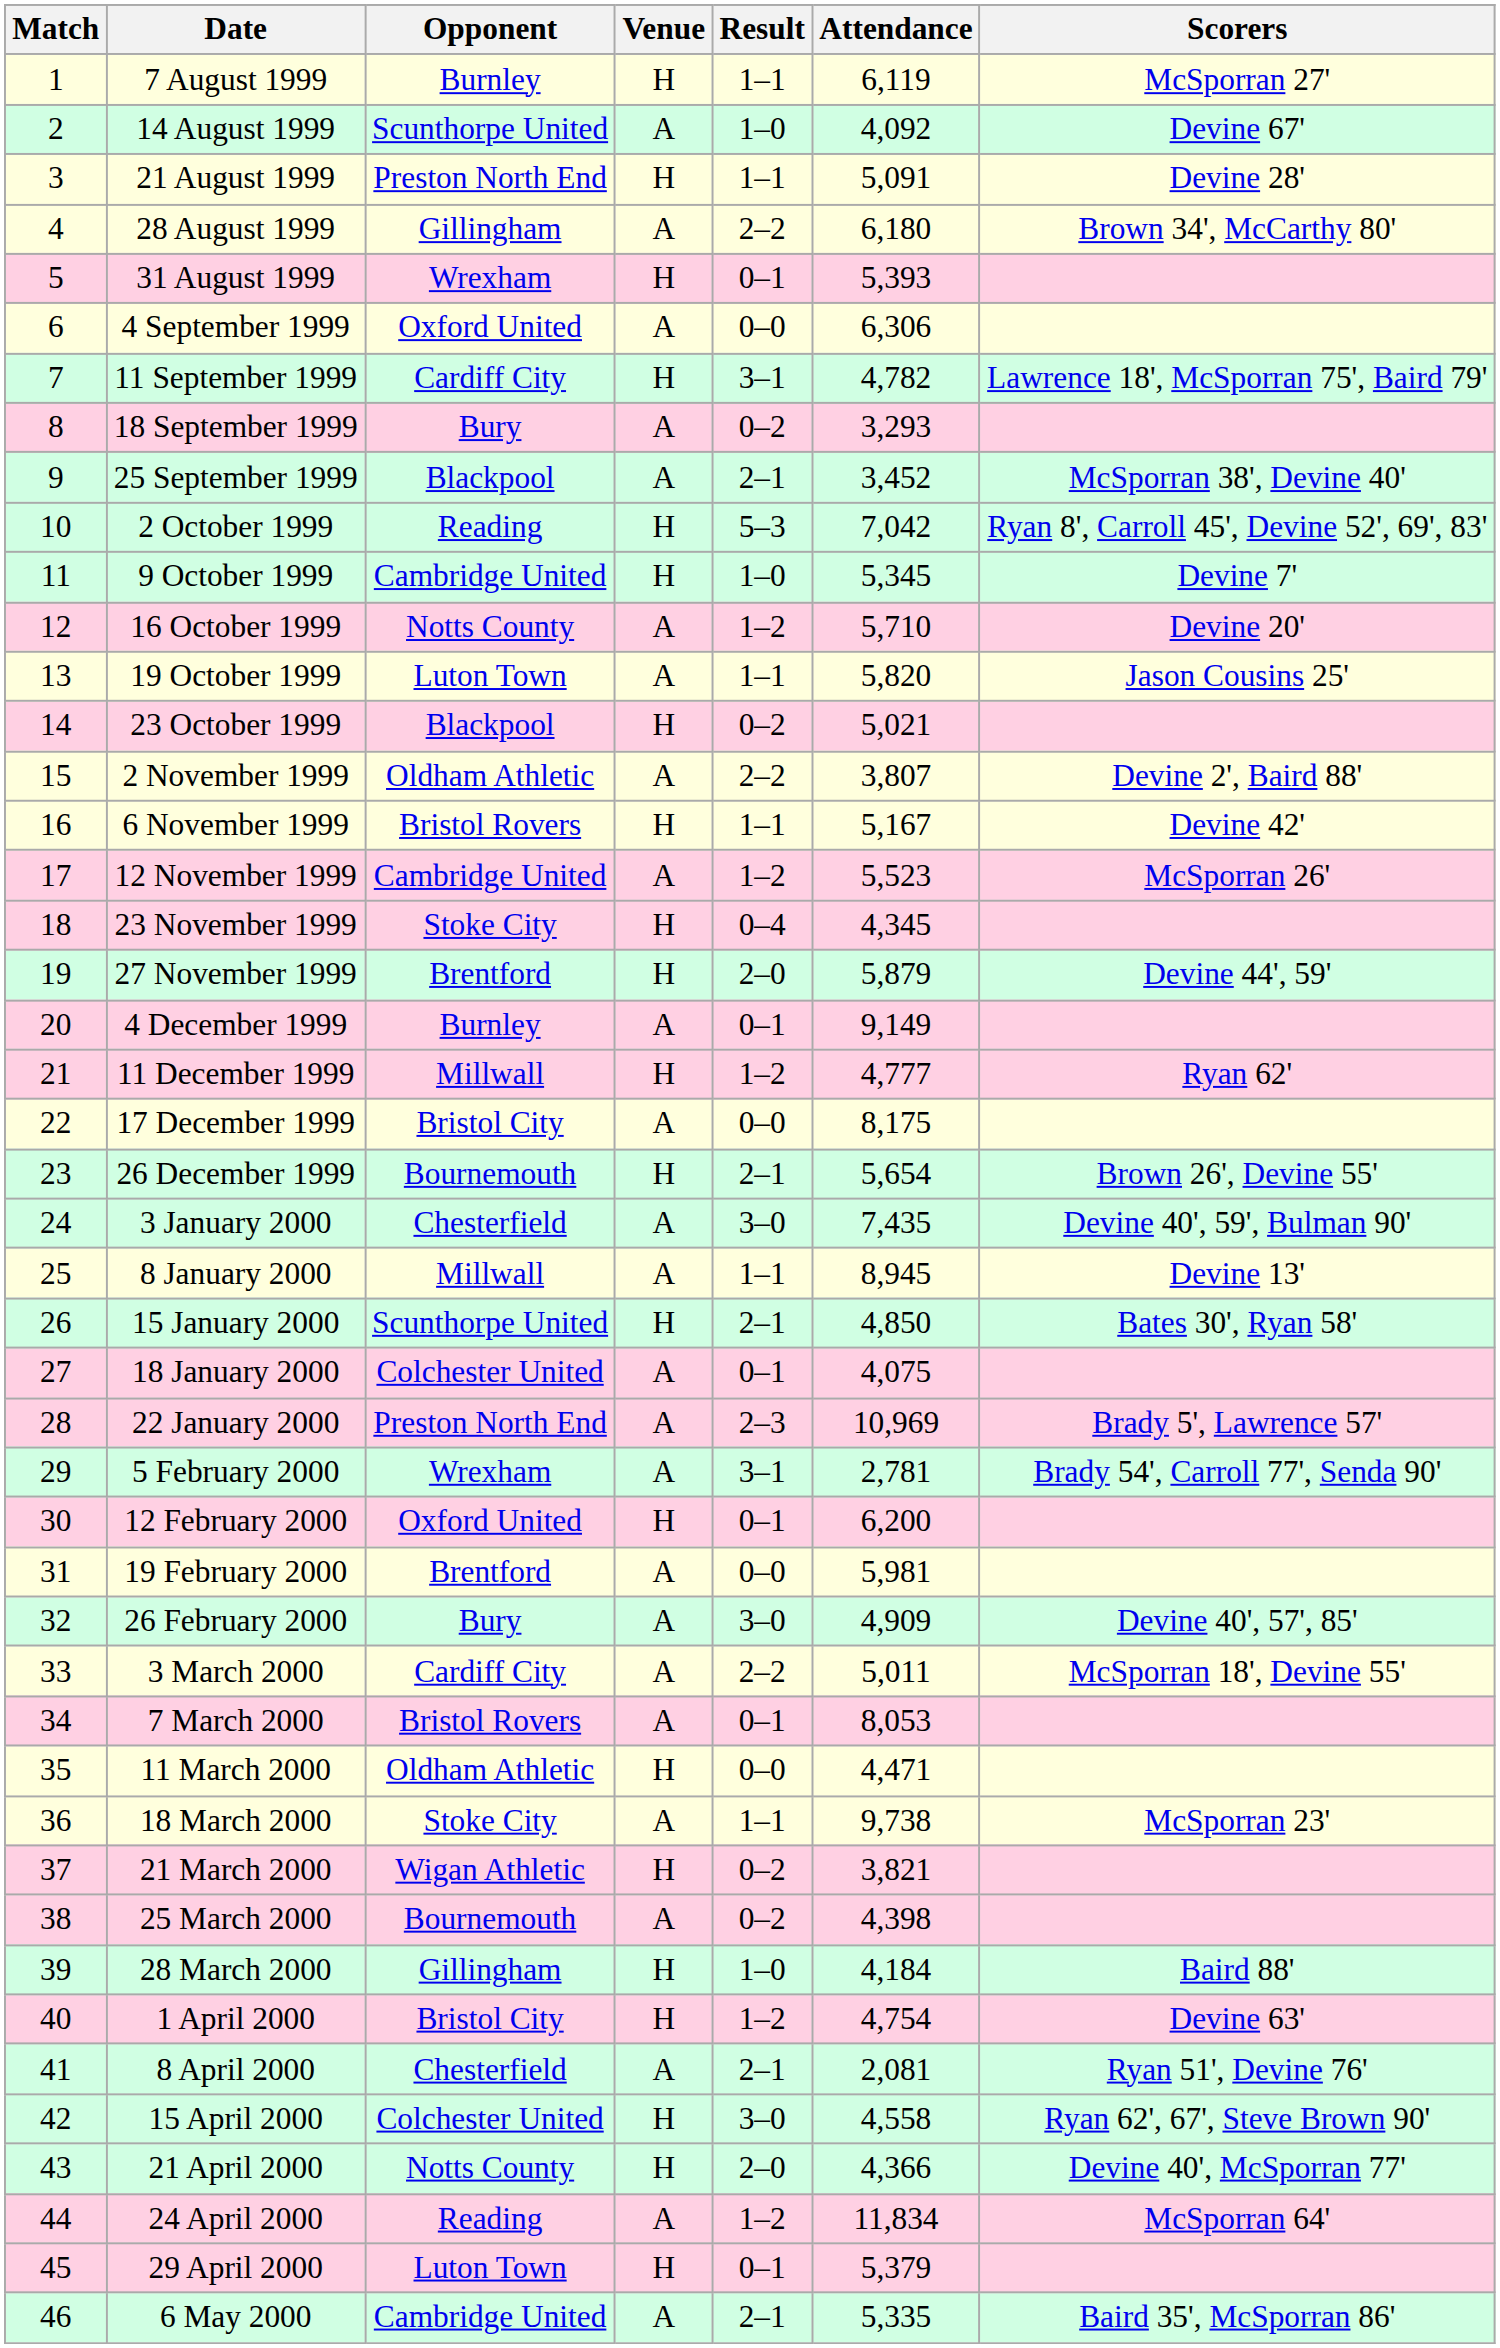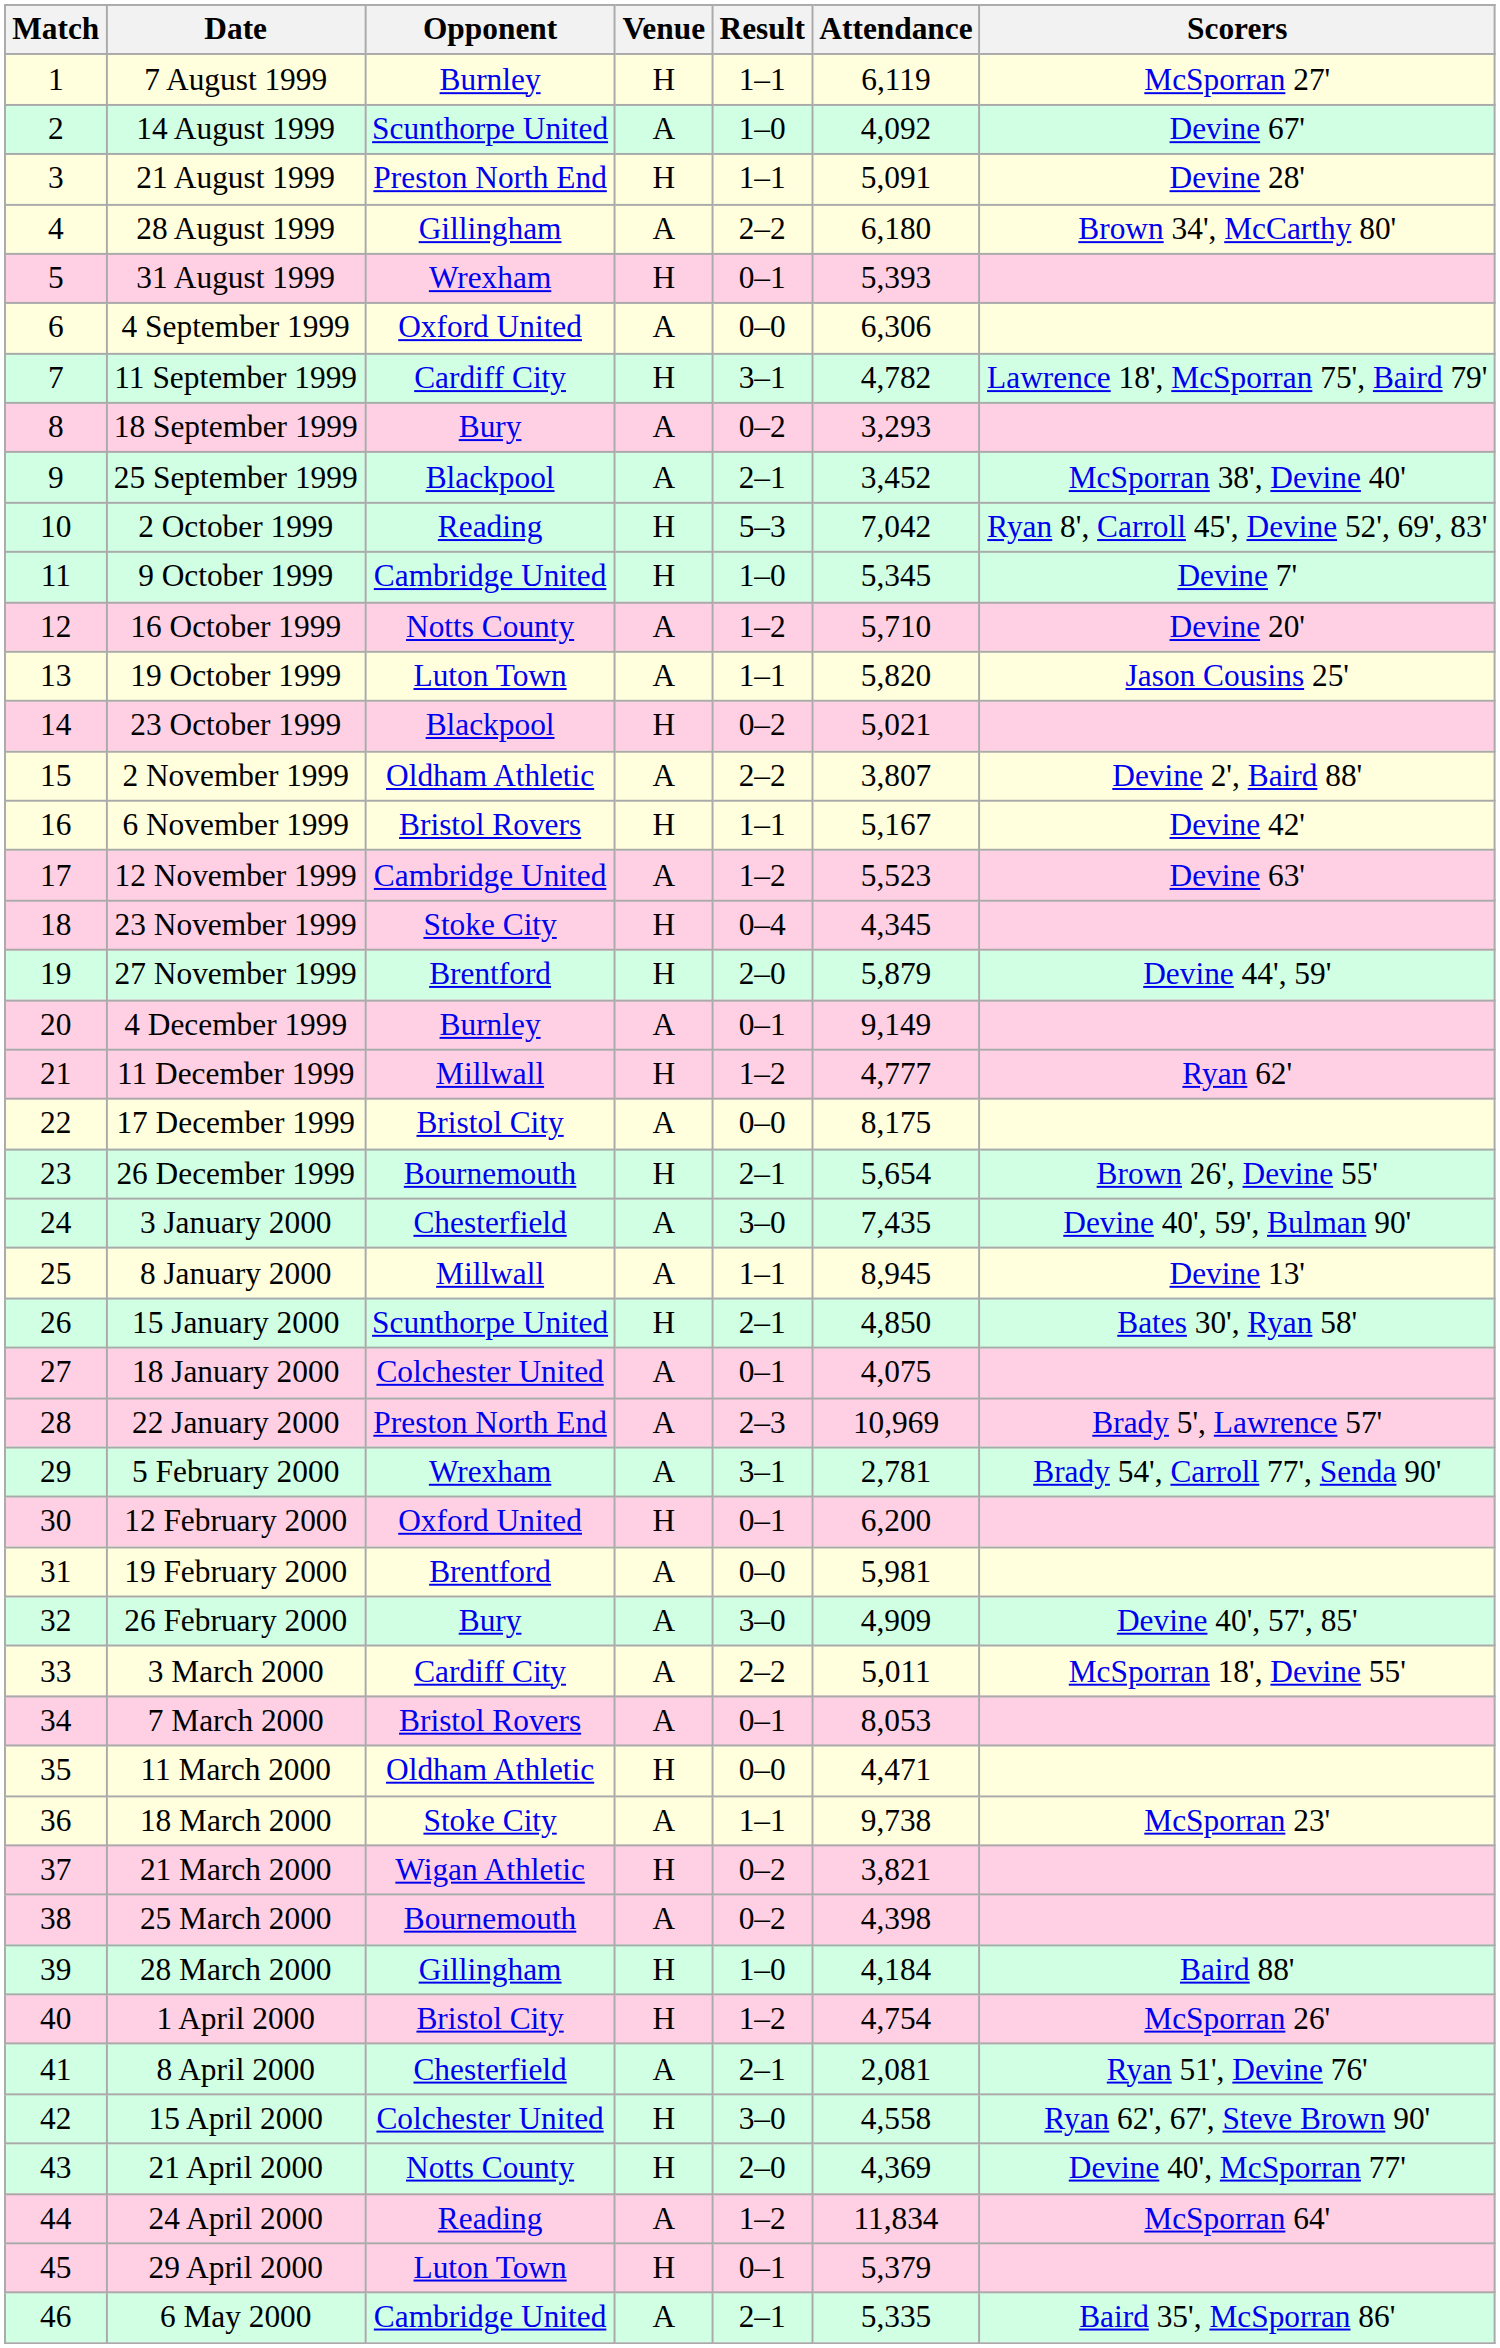(1237, 874) McSporran 26' -> (1237, 874) Devine 63'
(1237, 2018) Devine 63' -> (1237, 2018) McSporran 26'
(896, 2167) 4,366 -> (896, 2167) 4,369
